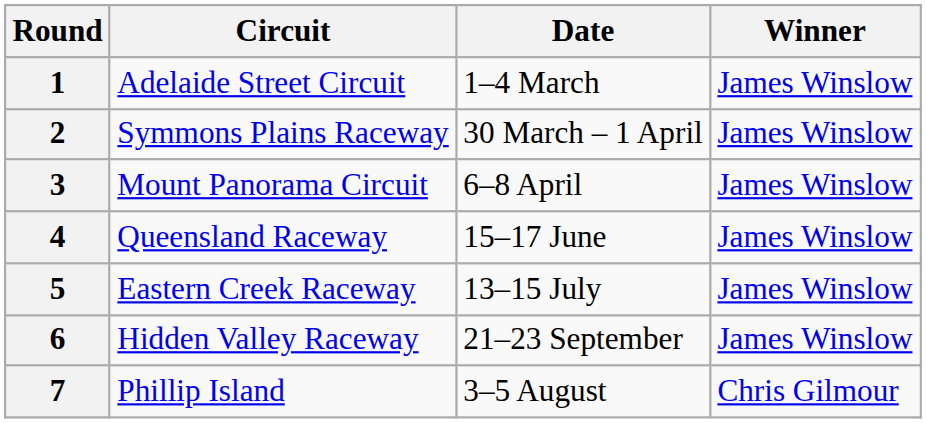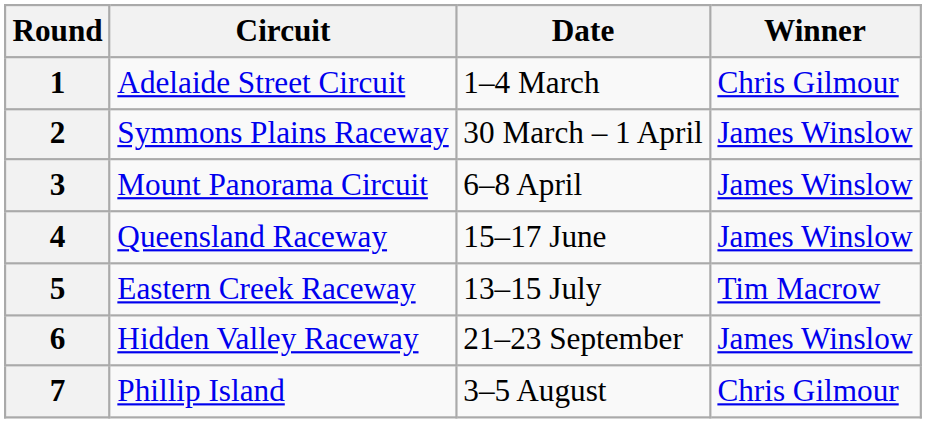(815, 82) James Winslow -> (808, 82) Chris Gilmour
(815, 288) James Winslow -> (799, 288) Tim Macrow
